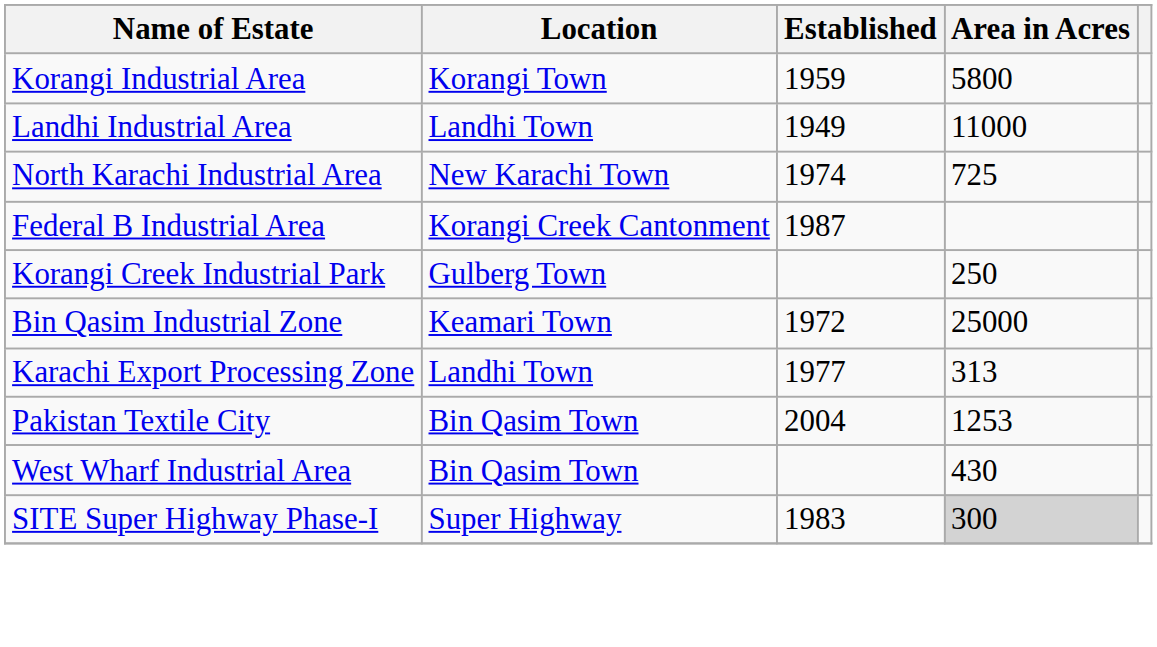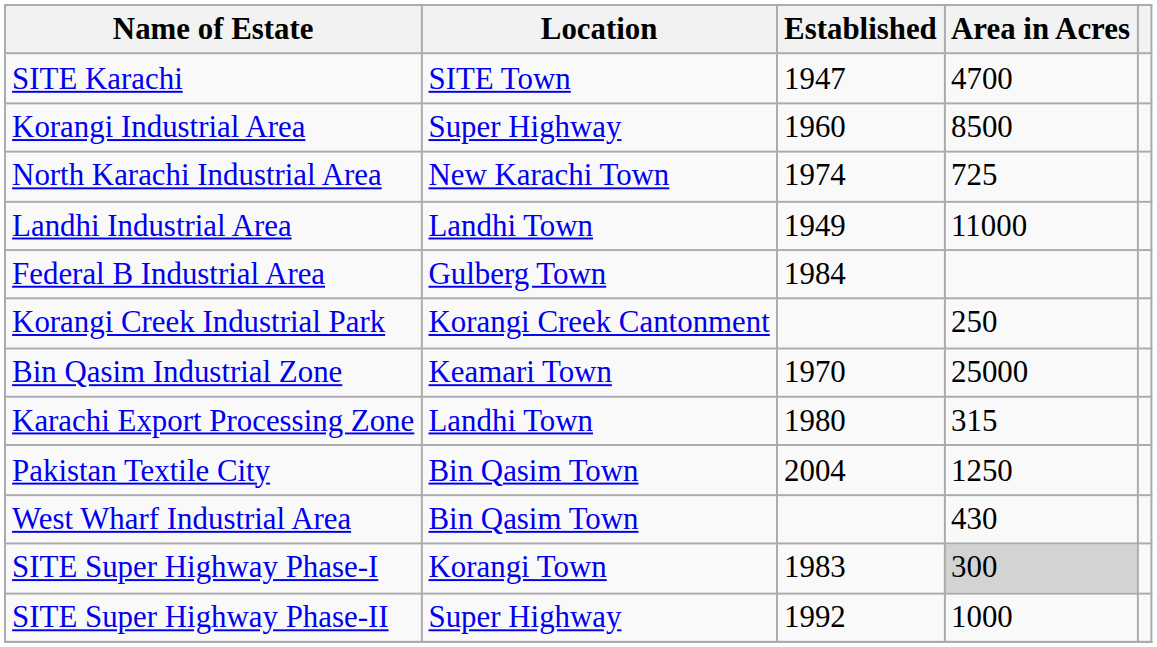+ row: (97, 77)
(518, 77) Korangi Town -> (525, 126) Super Highway
(815, 77) 1959 -> (815, 126) 1960
(982, 77) 5800 -> (982, 126) 8500
rows swapped: (152, 126) <-> (197, 175)
(599, 224) Korangi Creek Cantonment -> (517, 273) Gulberg Town
(815, 224) 1987 -> (815, 273) 1984
(517, 273) Gulberg Town -> (599, 322) Korangi Creek Cantonment
(815, 322) 1972 -> (815, 371) 1970
(815, 371) 1977 -> (815, 420) 1980
(974, 371) 313 -> (974, 420) 315
(982, 420) 1253 -> (982, 469) 1250
(525, 518) Super Highway -> (518, 567) Korangi Town
+ row: (200, 616)
